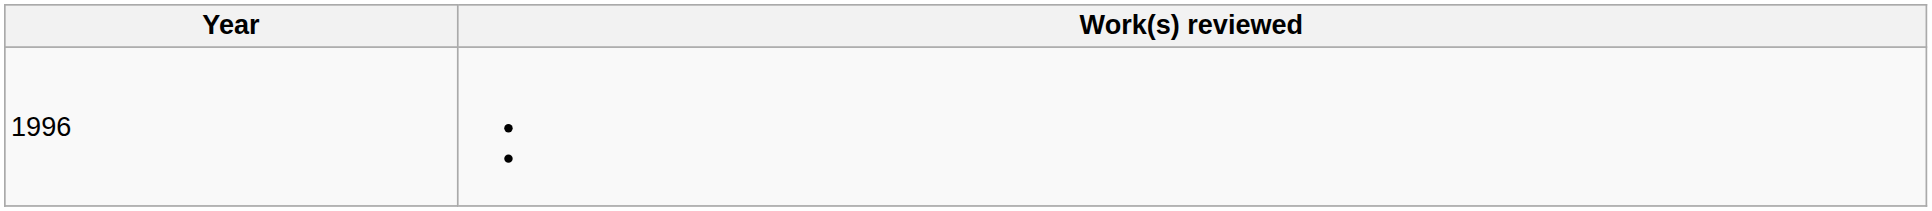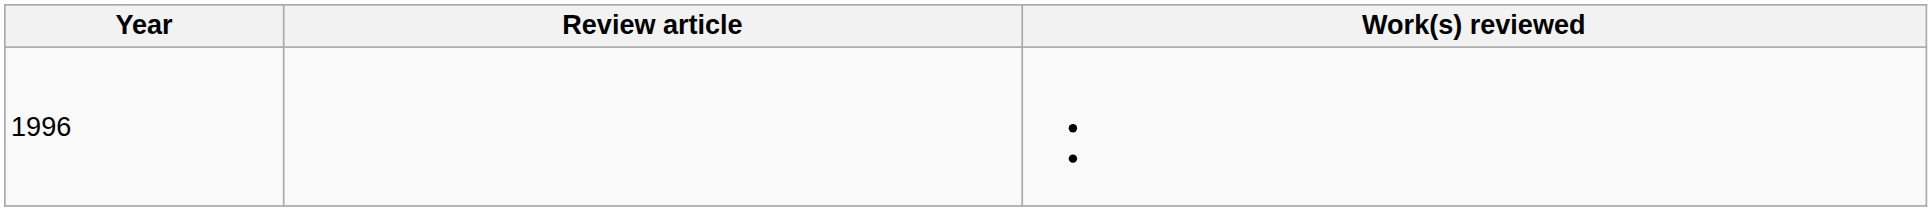+ column: (652, 25)
